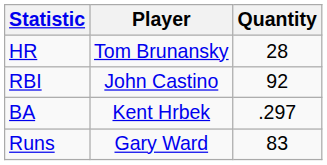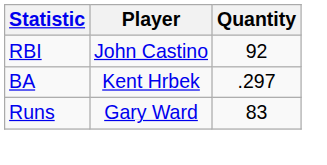- row: (23, 50)
